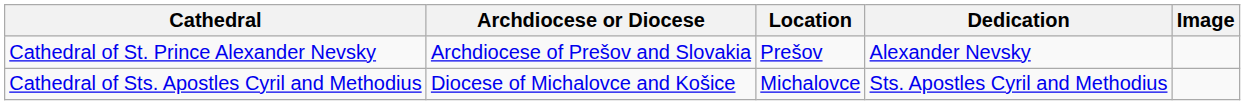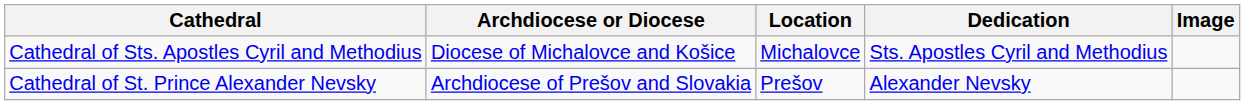rows swapped: (215, 83) <-> (193, 52)
